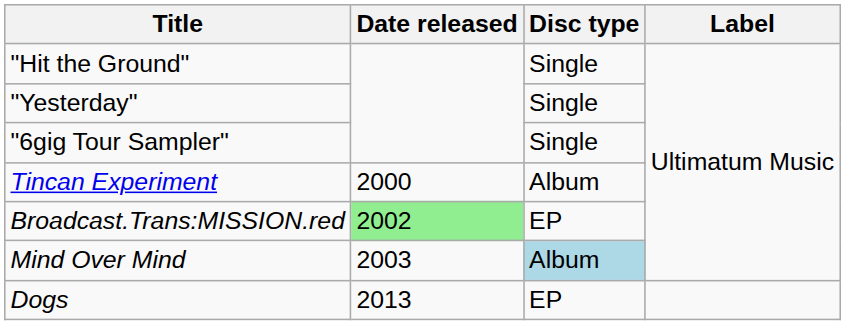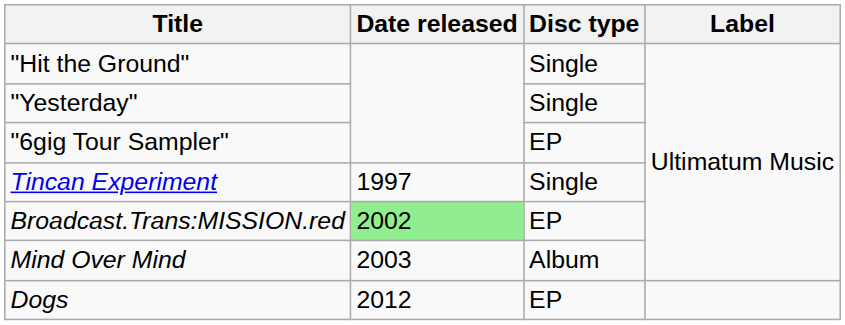(564, 142) Single -> (546, 142) EP
(384, 181) 2000 -> (384, 181) 1997
(564, 181) Album -> (564, 181) Single
(564, 260) lightblue background -> (564, 260) no background
(384, 299) 2013 -> (384, 299) 2012
